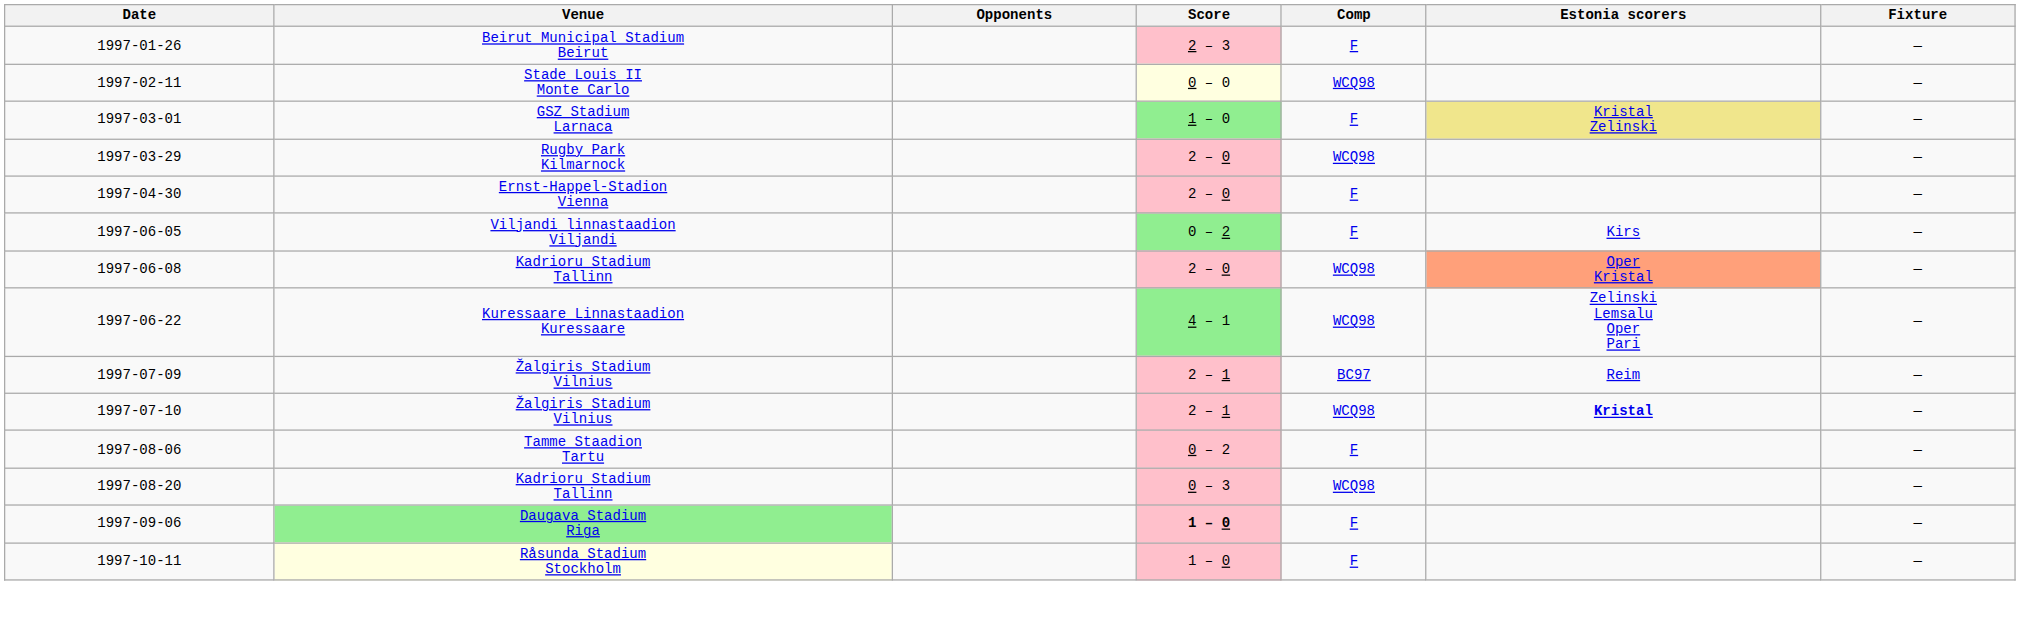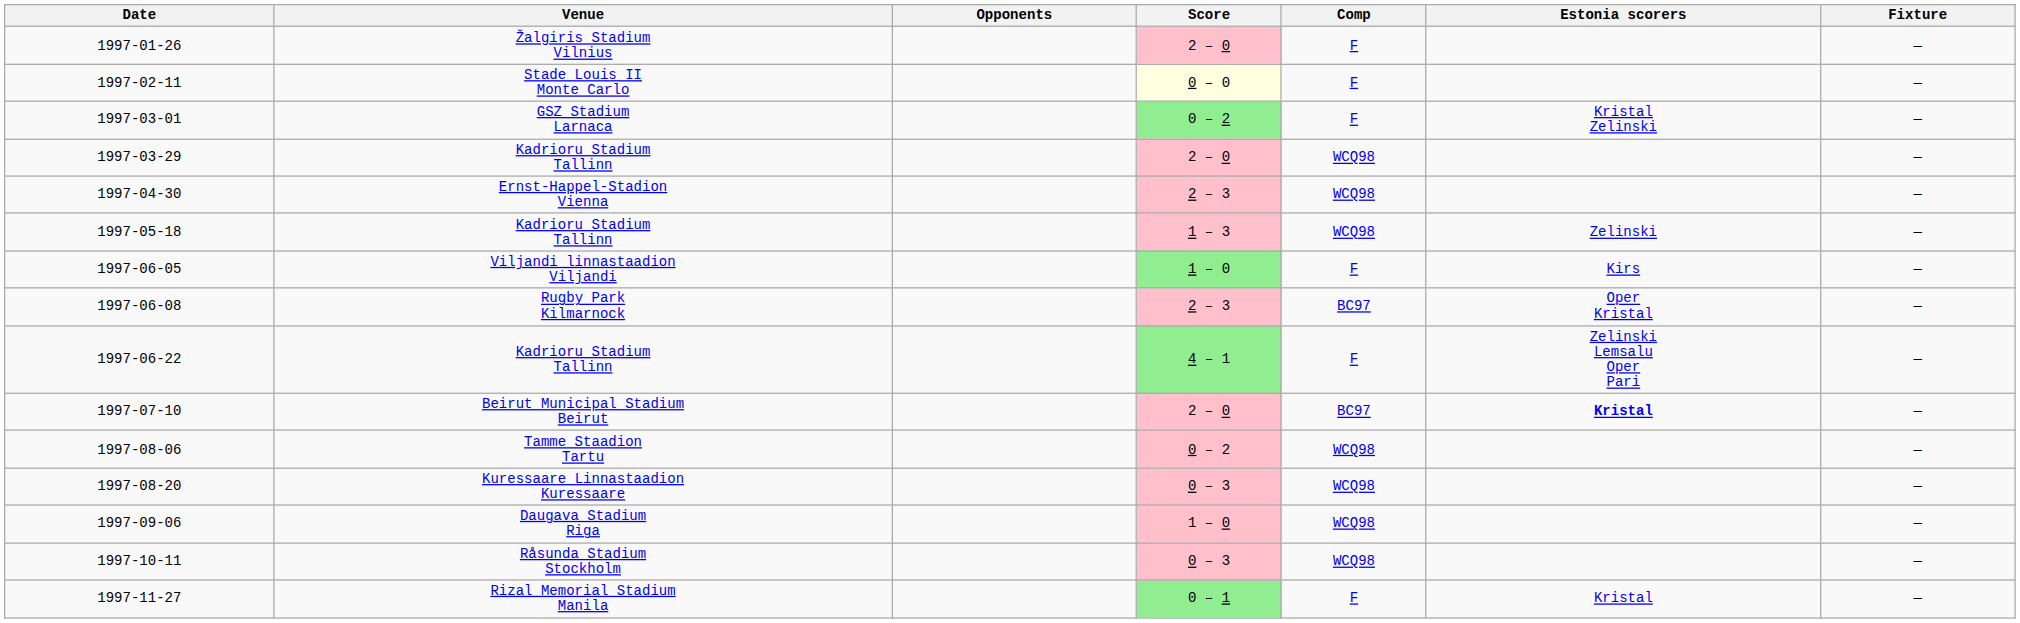(583, 45) Beirut Municipal Stadium Beirut -> (583, 45) Žalgiris Stadium Vilnius
(1209, 45) 2 – 3 -> (1209, 45) 2 – 0
(1354, 83) WCQ98 -> (1354, 83) F
(1209, 120) 1 – 0 -> (1209, 120) 0 – 2
(1623, 120) khaki background -> (1623, 120) no background
(583, 157) Rugby Park Kilmarnock -> (583, 157) Kadrioru Stadium Tallinn
(1209, 195) 2 – 0 -> (1209, 195) 2 – 3
(1354, 195) F -> (1354, 195) WCQ98
+ row: (139, 232)
(1209, 232) 0 – 2 -> (1209, 270) 1 – 0
(583, 270) Kadrioru Stadium Tallinn -> (583, 307) Rugby Park Kilmarnock
(1209, 270) 2 – 0 -> (1209, 307) 2 – 3
(1354, 270) WCQ98 -> (1354, 307) BC97
(1623, 270) lightsalmon background -> (1623, 307) no background
(583, 322) Kuressaare Linnastaadion Kuressaare -> (583, 359) Kadrioru Stadium Tallinn
(1354, 322) WCQ98 -> (1354, 359) F
- row: (139, 375)
(583, 412) Žalgiris Stadium Vilnius -> (583, 412) Beirut Municipal Stadium Beirut
(1209, 412) 2 – 1 -> (1209, 412) 2 – 0
(1354, 412) WCQ98 -> (1354, 412) BC97
(1354, 449) F -> (1354, 449) WCQ98
(583, 487) Kadrioru Stadium Tallinn -> (583, 487) Kuressaare Linnastaadion Kuressaare
(583, 524) lightgreen background -> (583, 524) no background
(1209, 524) bold -> (1209, 524) normal
(1354, 524) F -> (1354, 524) WCQ98
(583, 561) lightyellow background -> (583, 561) no background
(1209, 561) 1 – 0 -> (1209, 561) 0 – 3
(1354, 561) F -> (1354, 561) WCQ98
+ row: (139, 599)
